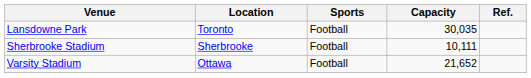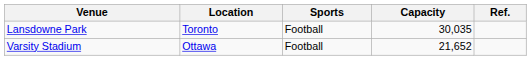- row: (56, 47)
